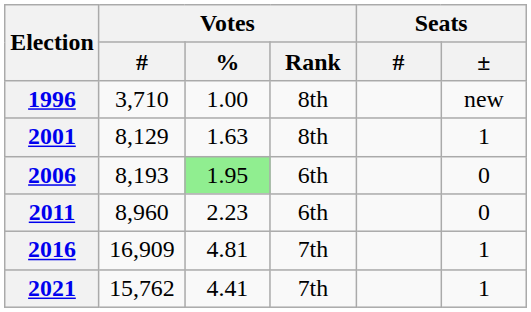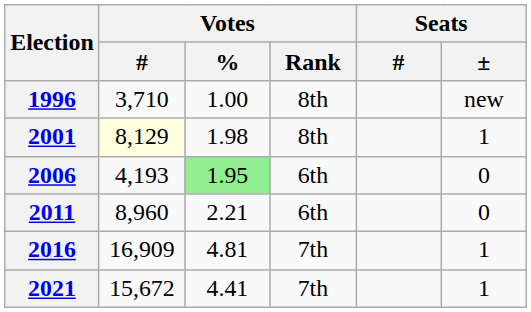(142, 136) no background -> (142, 136) lightyellow background
(227, 136) 1.63 -> (227, 136) 1.98
(142, 174) 8,193 -> (142, 174) 4,193
(227, 212) 2.23 -> (227, 212) 2.21
(142, 288) 15,762 -> (142, 288) 15,672
